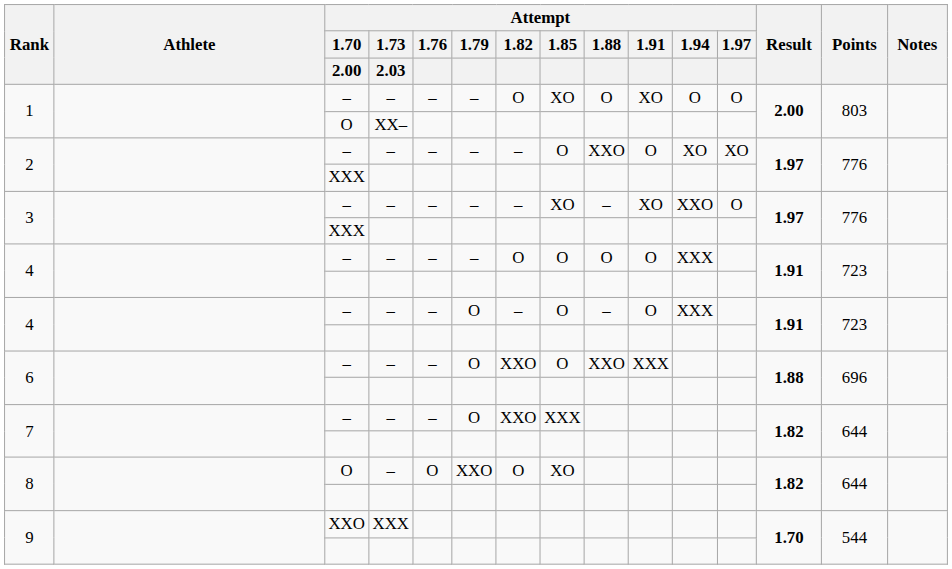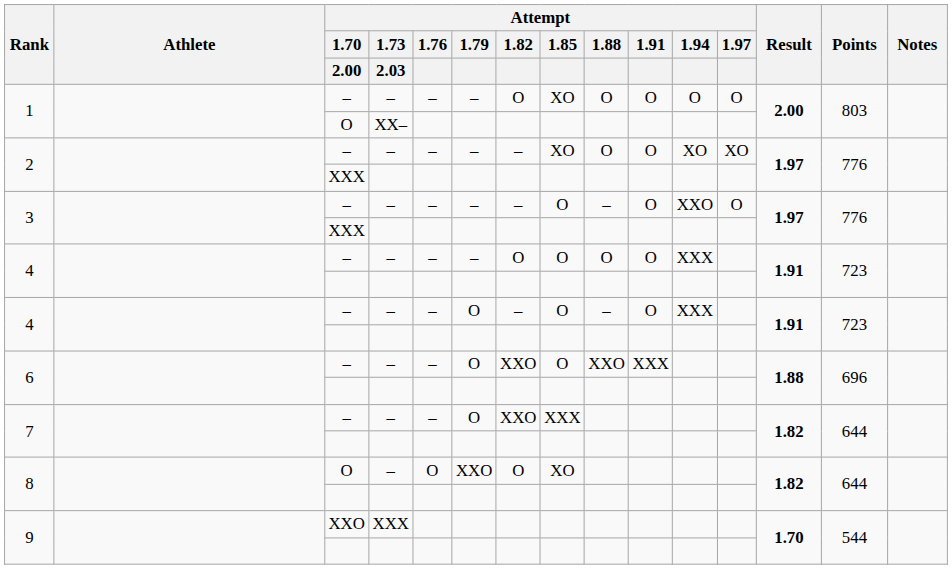(651, 97) XO -> (651, 97) O
(562, 151) O -> (562, 151) XO
(607, 151) XXO -> (607, 151) O
(562, 204) XO -> (562, 204) O
(651, 204) XO -> (651, 204) O
